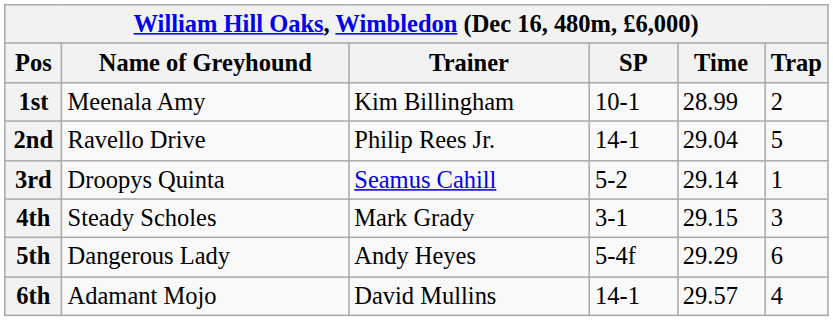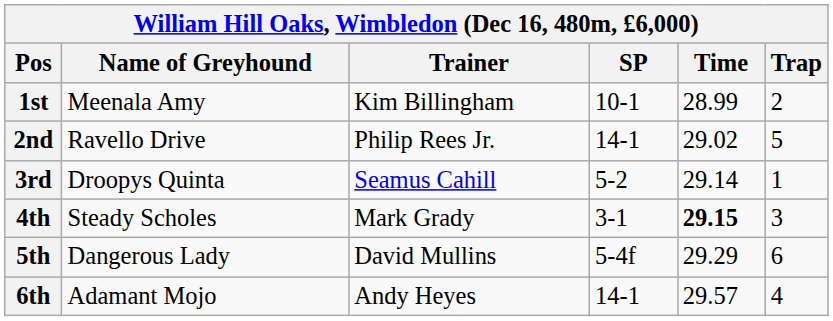(710, 140) 29.04 -> (710, 140) 29.02
(710, 218) normal -> (710, 218) bold
(415, 256) Andy Heyes -> (425, 256) David Mullins
(425, 295) David Mullins -> (415, 295) Andy Heyes
